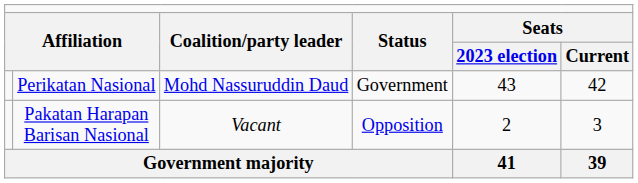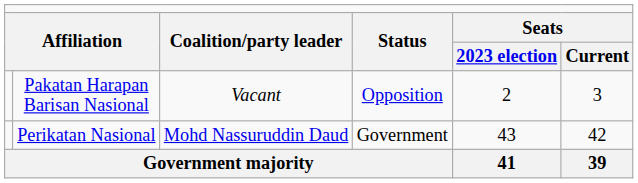rows swapped: (86, 85) <-> (86, 124)
